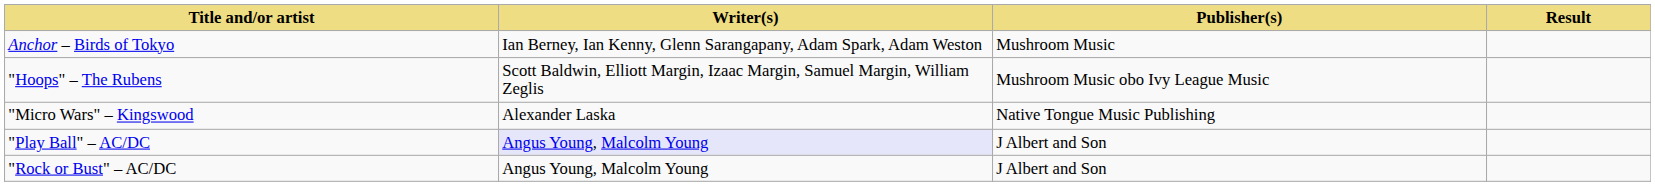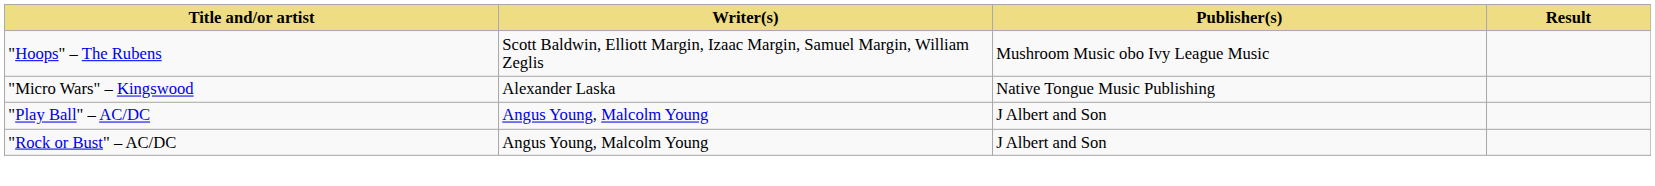- row: (91, 44)
(605, 141) lavender background -> (605, 115) no background
